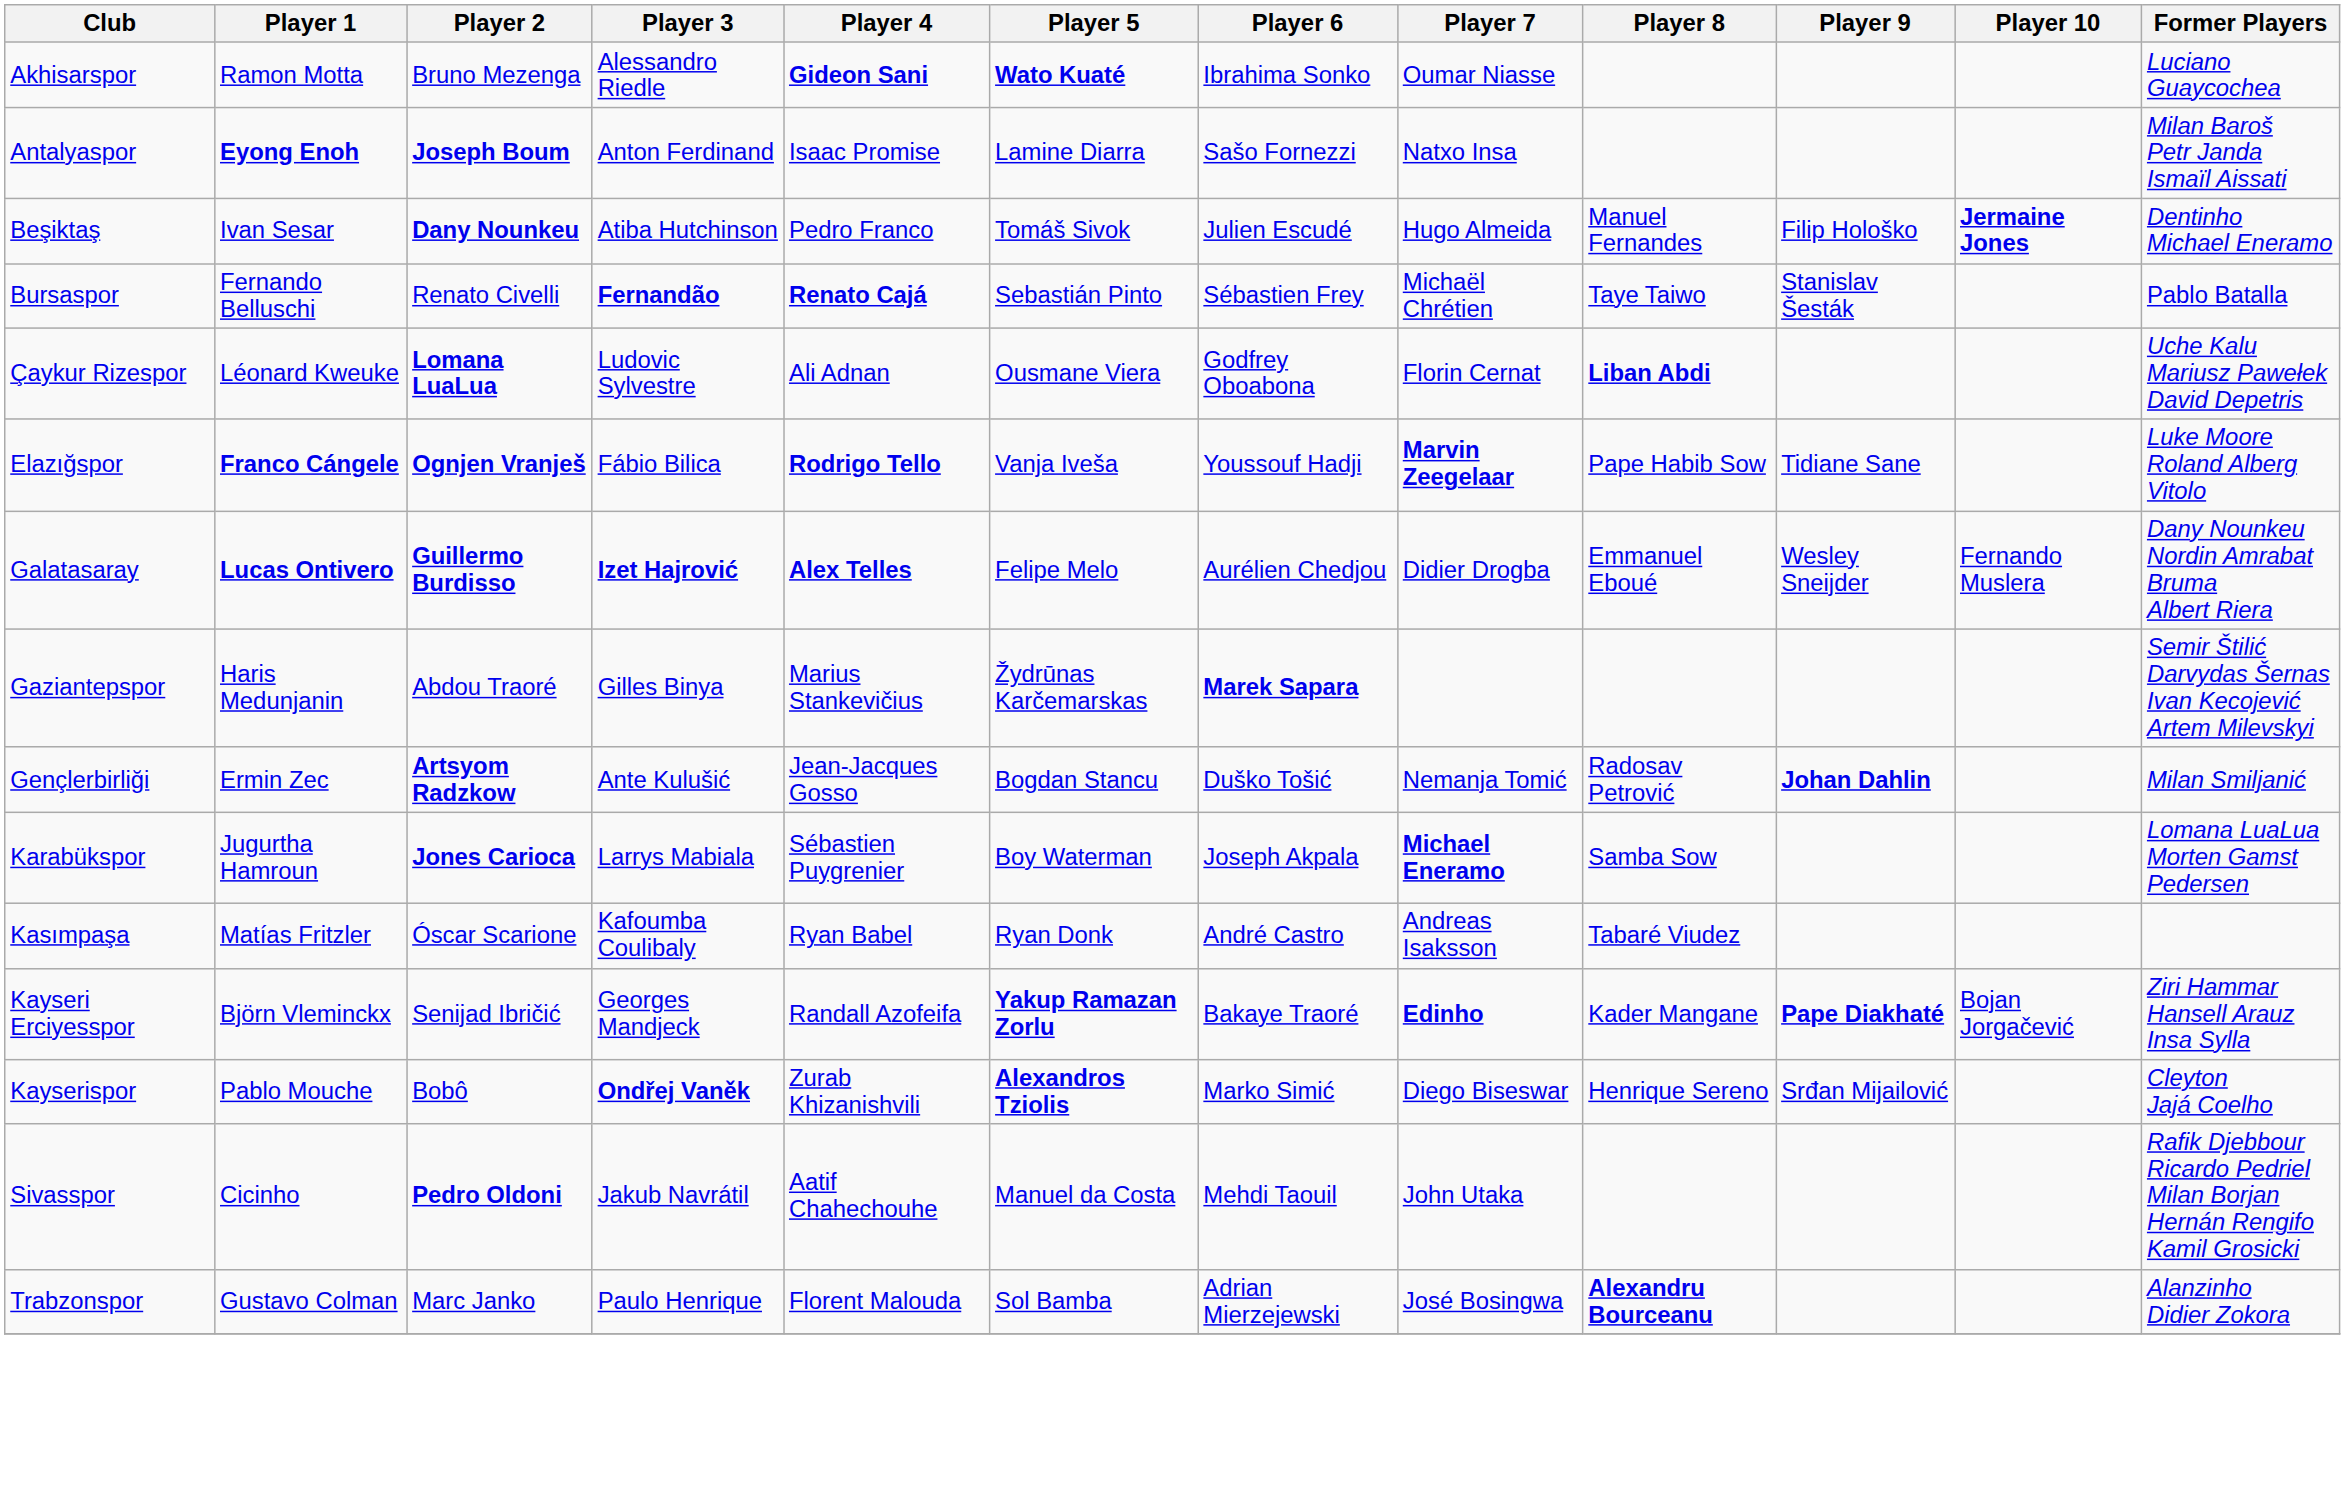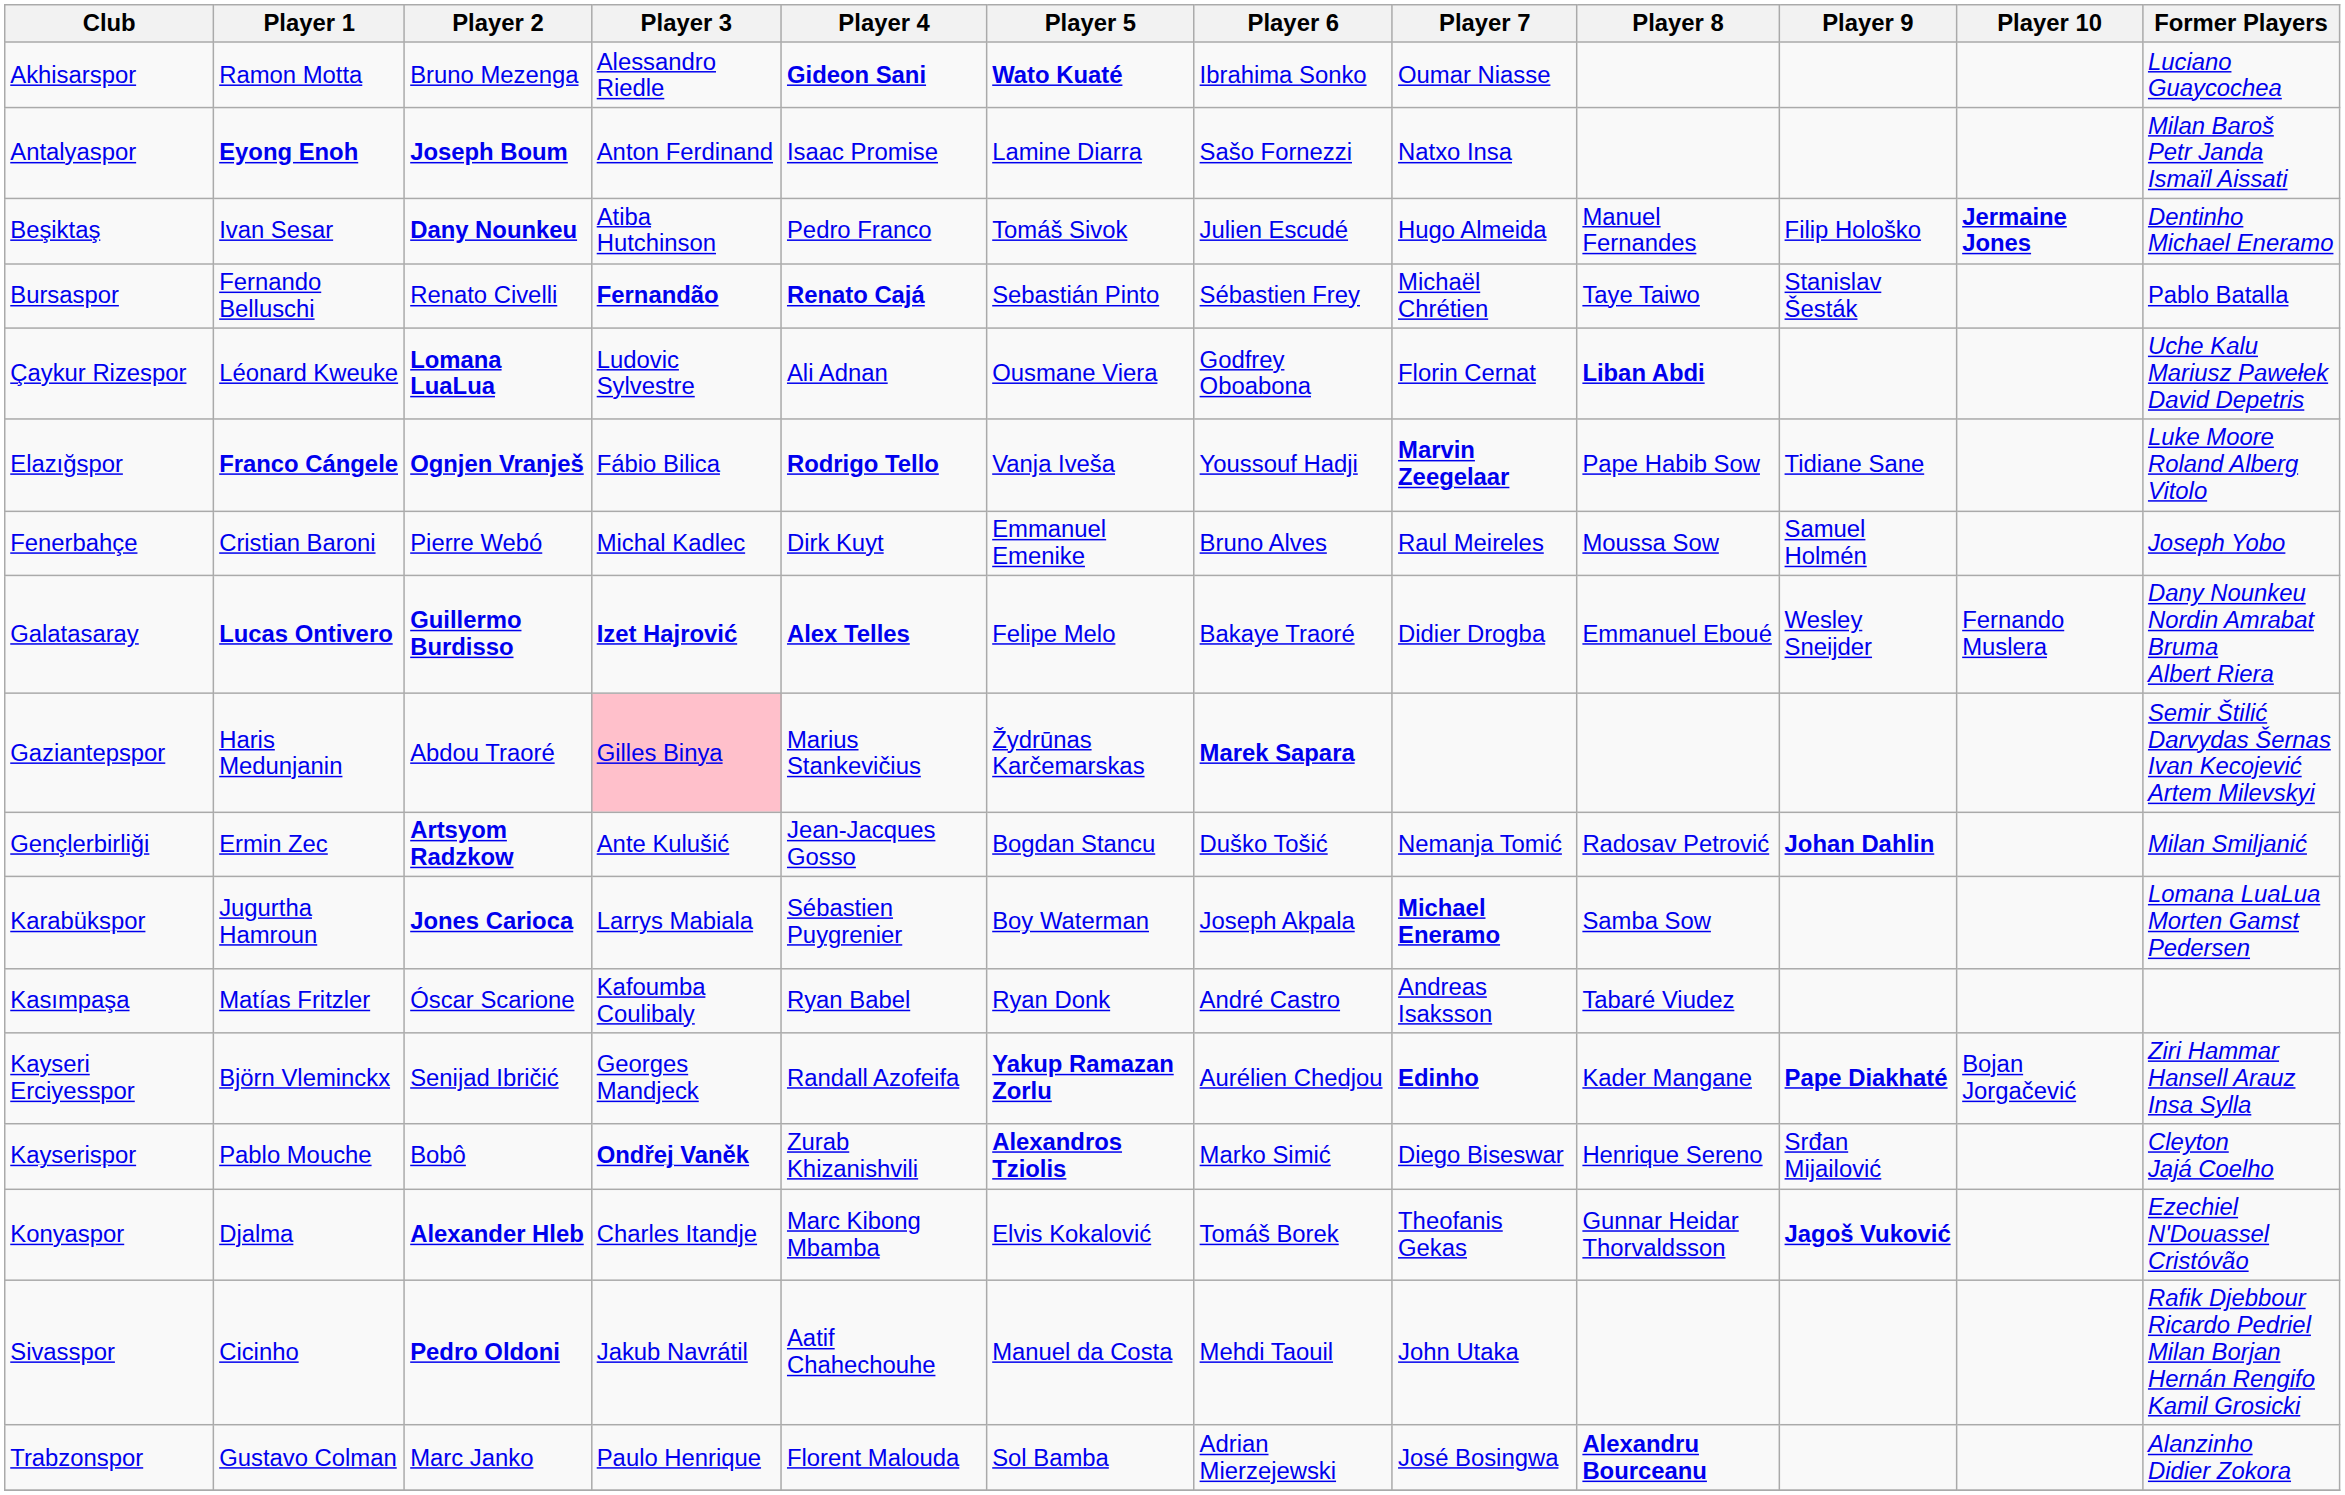+ row: (74, 542)
(1295, 569) Aurélien Chedjou -> (1277, 634) Bakaye Traoré
(661, 687) no background -> (660, 752) pink background
(1281, 1013) Bakaye Traoré -> (1291, 1078) Aurélien Chedjou
+ row: (67, 1234)
